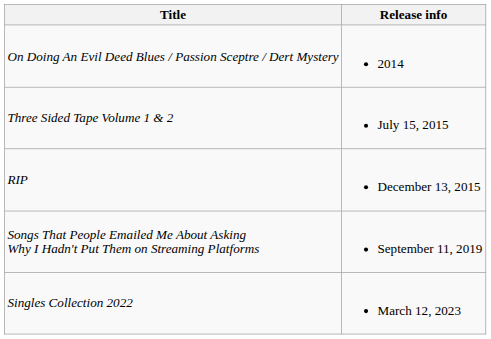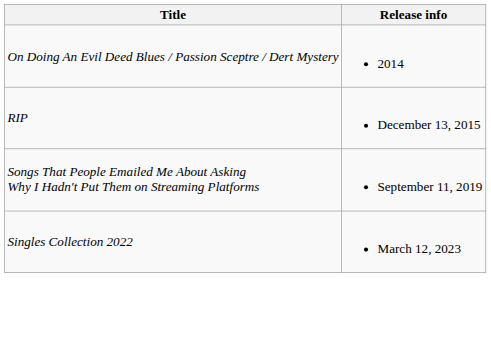- row: (90, 118)
